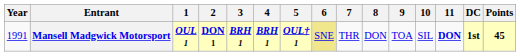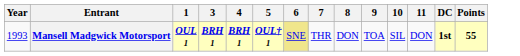- column: (213, 13)
(17, 36) 1991 -> (17, 36) 1993
(449, 36) bold -> (421, 36) normal
(500, 36) 45 -> (471, 36) 55
